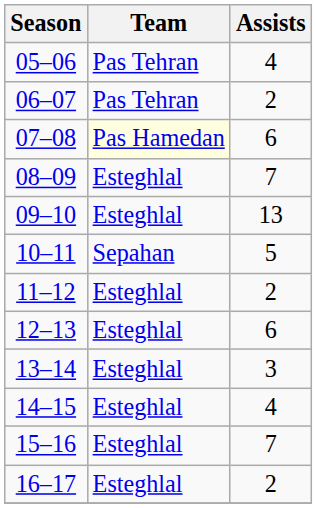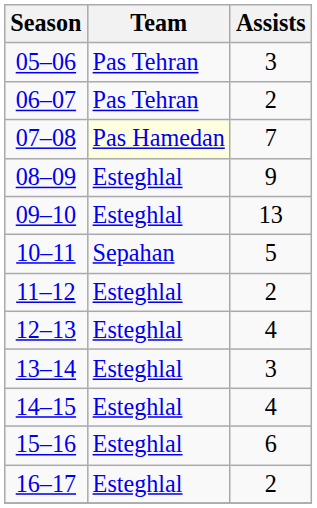(271, 61) 4 -> (271, 61) 3
(271, 138) 6 -> (271, 138) 7
(271, 176) 7 -> (271, 176) 9
(271, 330) 6 -> (271, 330) 4
(271, 445) 7 -> (271, 445) 6
